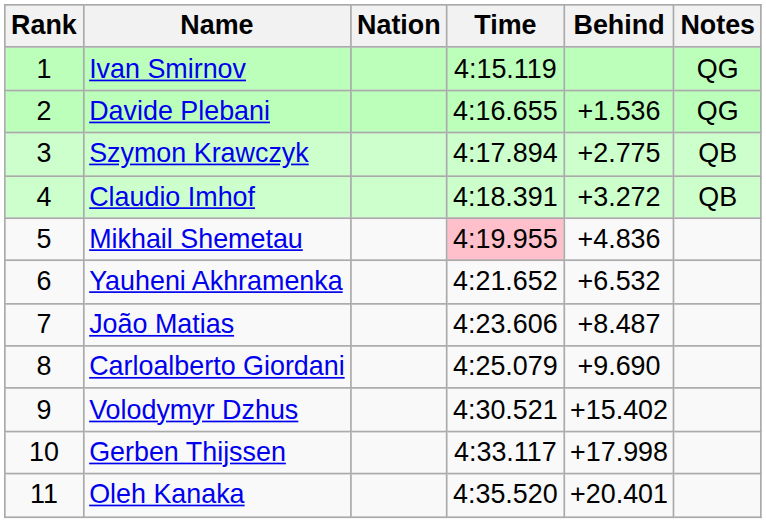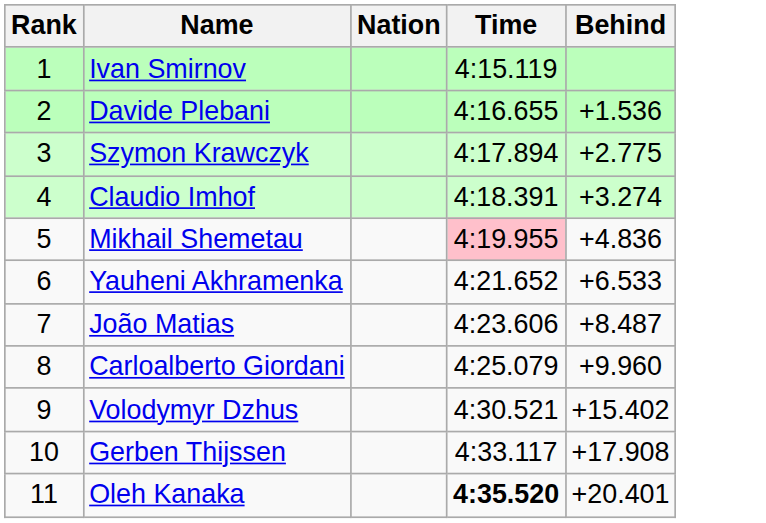- column: (718, 25)
(619, 196) +3.272 -> (621, 196) +3.274
(619, 281) +6.532 -> (621, 281) +6.533
(619, 366) +9.690 -> (621, 366) +9.960
(619, 452) +17.998 -> (621, 452) +17.908
(505, 494) normal -> (506, 494) bold
